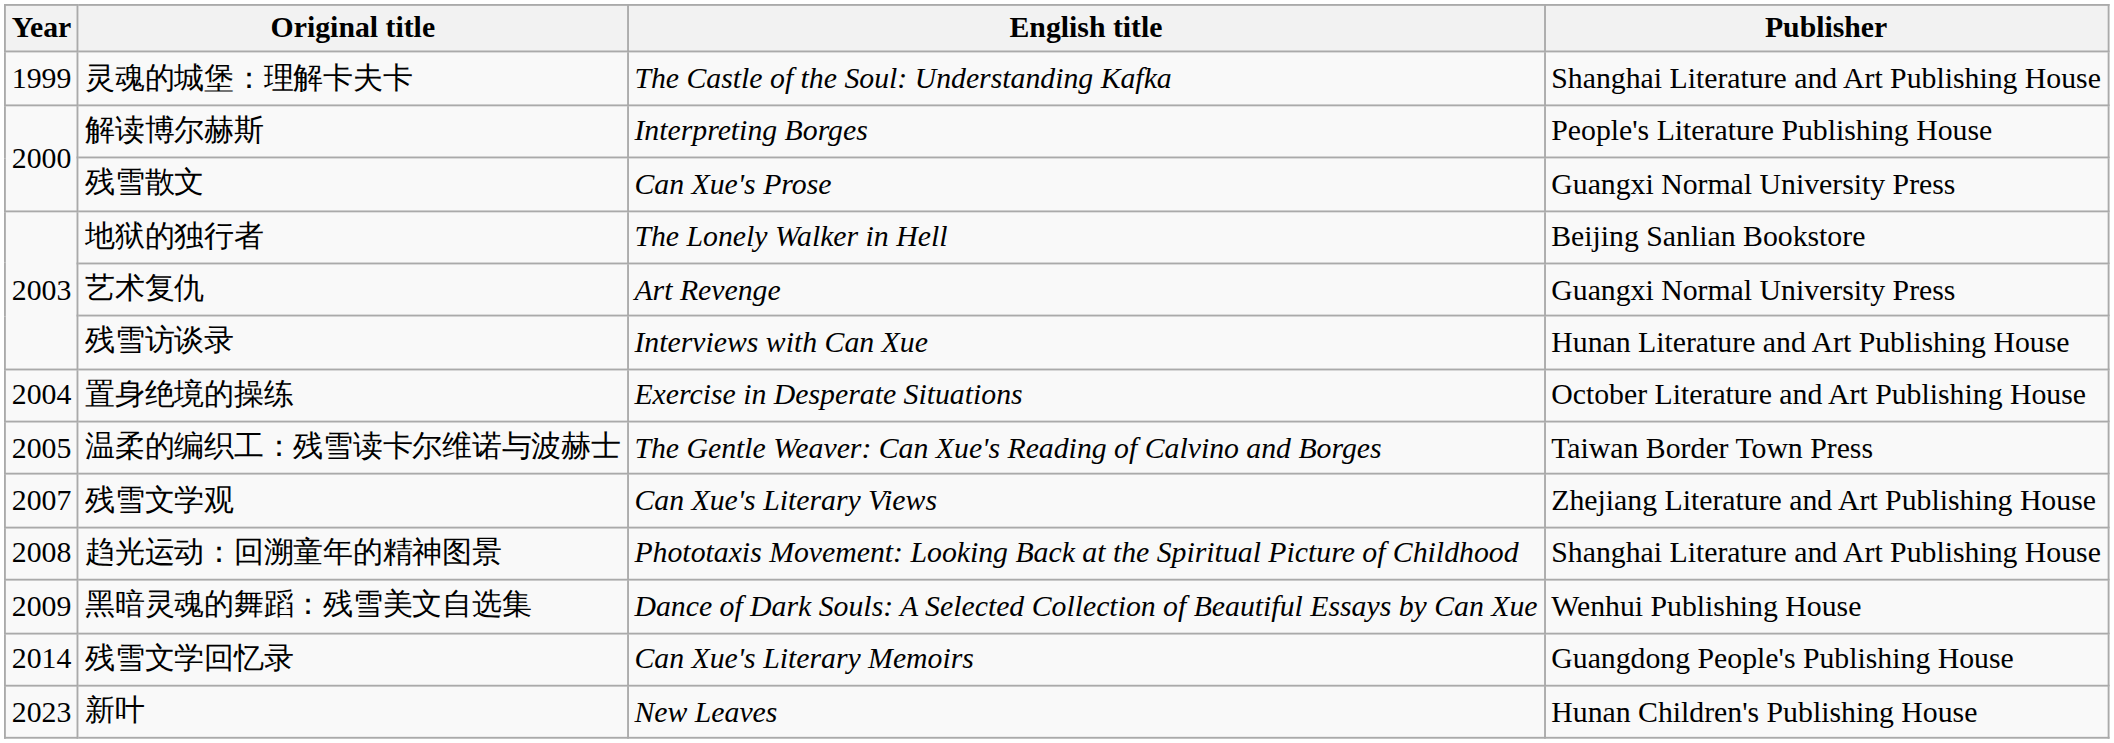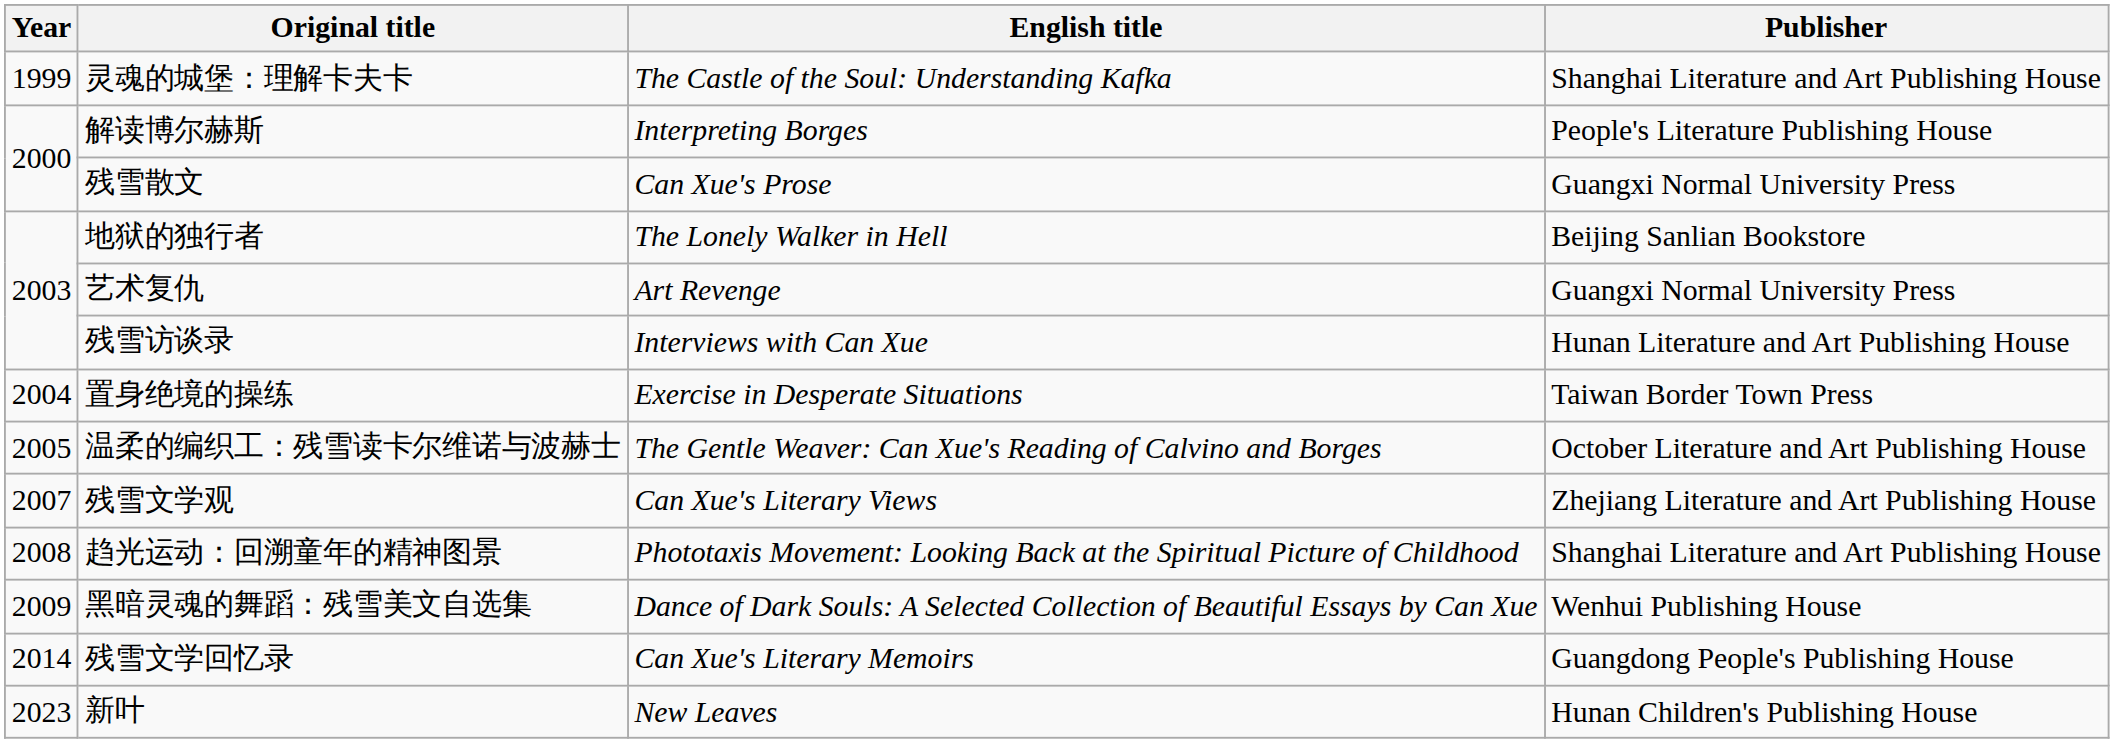(1819, 394) October Literature and Art Publishing House -> (1712, 394) Taiwan Border Town Press
(1712, 447) Taiwan Border Town Press -> (1819, 447) October Literature and Art Publishing House
